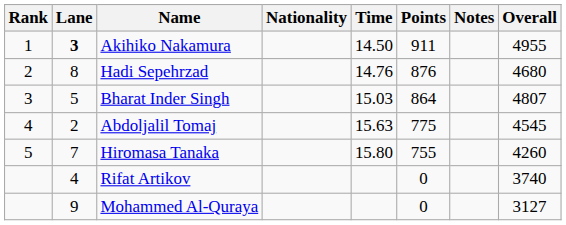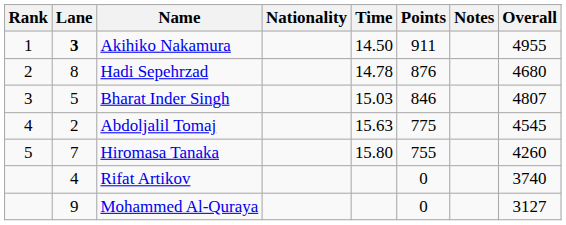(374, 71) 14.76 -> (374, 71) 14.78
(423, 98) 864 -> (423, 98) 846
